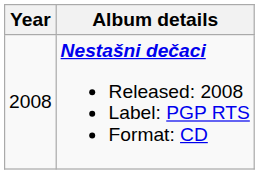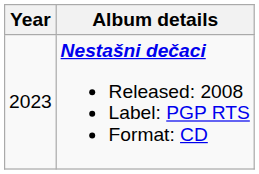(30, 101) 2008 -> (30, 101) 2023
